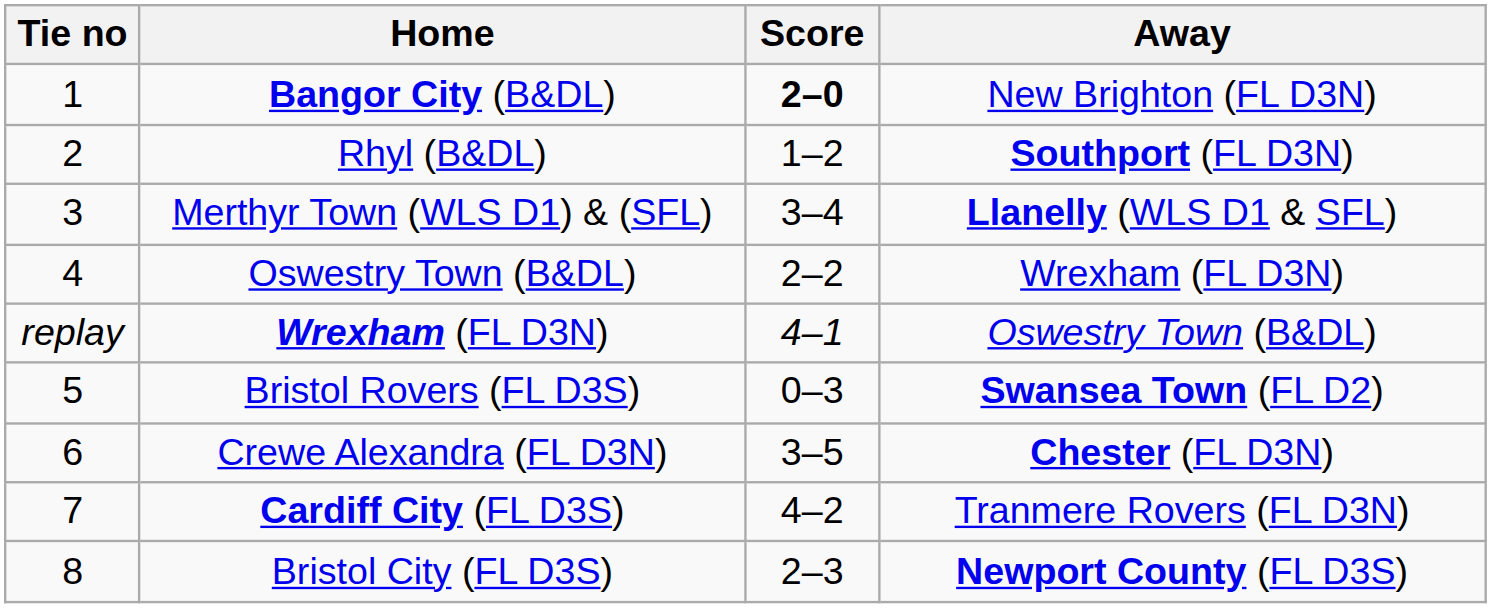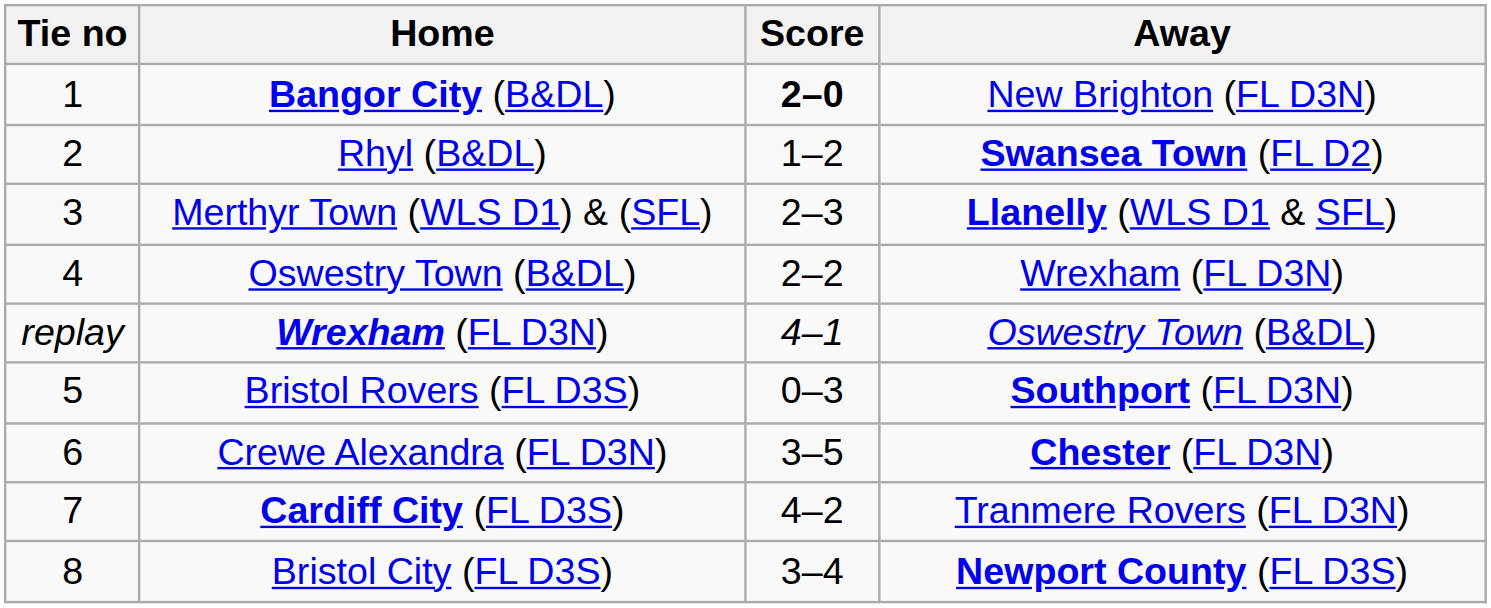(1182, 153) Southport (FL D3N) -> (1182, 153) Swansea Town (FL D2)
(812, 213) 3–4 -> (812, 213) 2–3
(1182, 392) Swansea Town (FL D2) -> (1182, 392) Southport (FL D3N)
(812, 570) 2–3 -> (812, 570) 3–4
